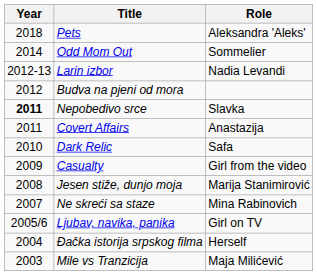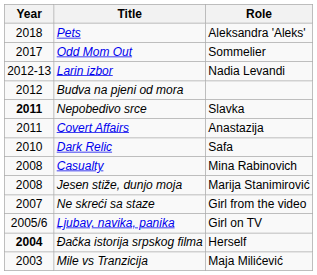(29, 52) 2014 -> (29, 52) 2017
(29, 166) 2009 -> (29, 166) 2008
(257, 166) Girl from the video -> (253, 166) Mina Rabinovich
(253, 204) Mina Rabinovich -> (257, 204) Girl from the video
(29, 242) normal -> (29, 242) bold
